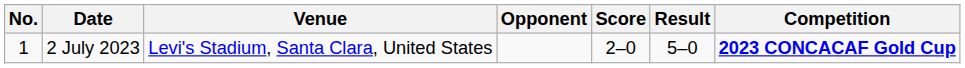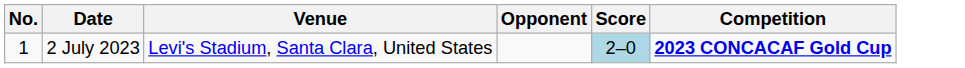- column: (682, 18)
(621, 47) no background -> (621, 47) lightblue background
